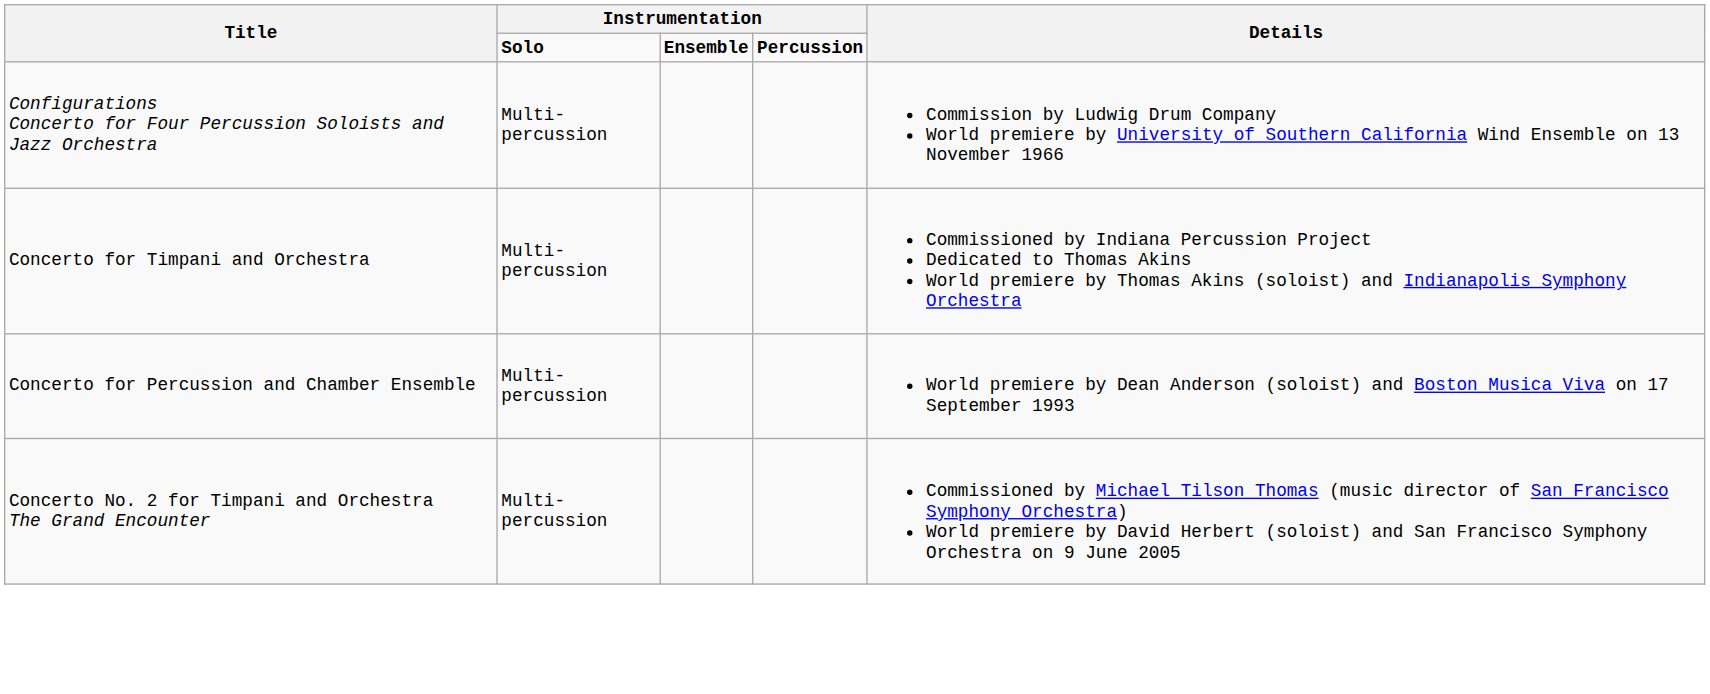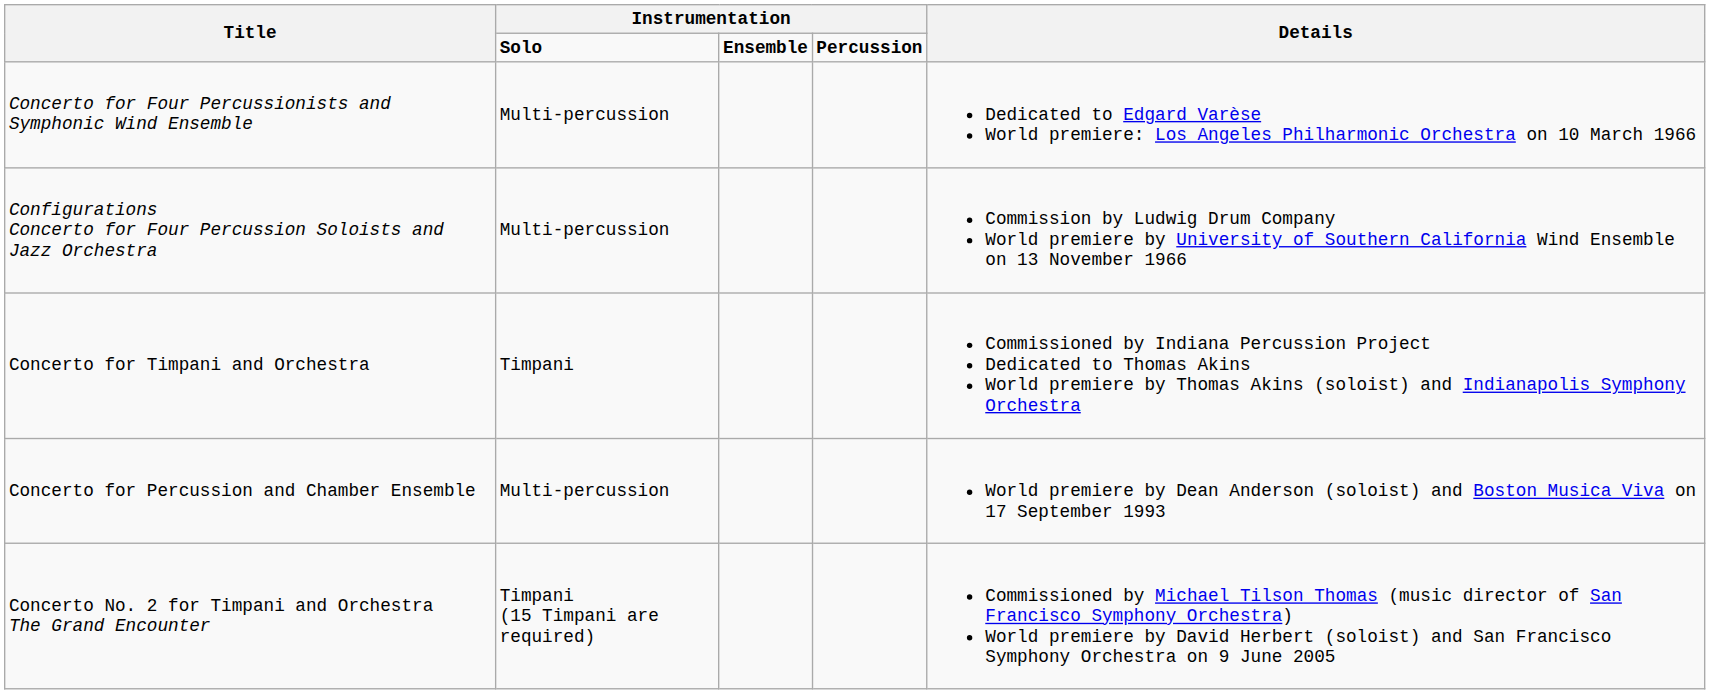+ row: (200, 115)
(554, 261) Multi-percussion -> (537, 366) Timpani
(554, 511) Multi-percussion -> (579, 616) Timpani (15 Timpani are required)
